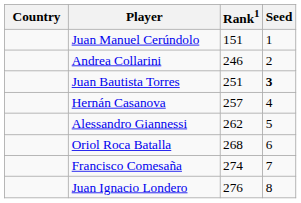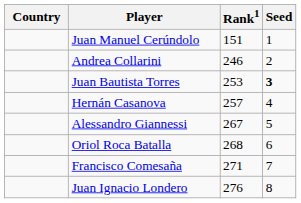(233, 81) 251 -> (233, 81) 253
(233, 123) 262 -> (233, 123) 267
(233, 166) 274 -> (233, 166) 271
